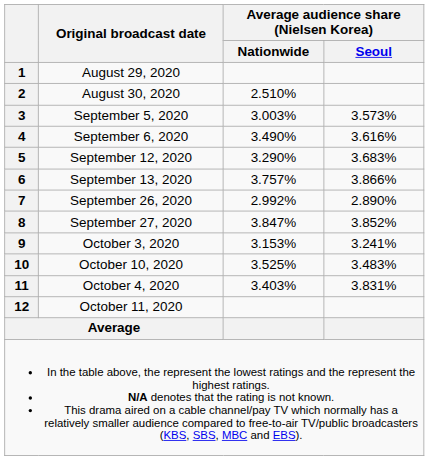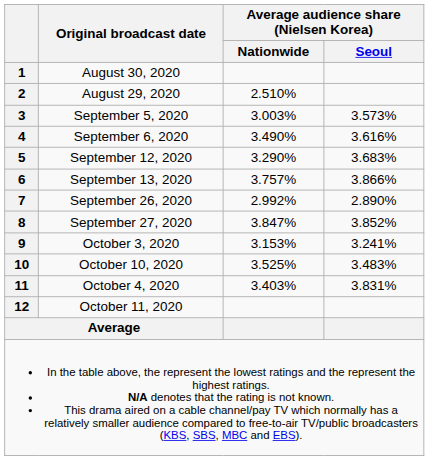(131, 72) August 29, 2020 -> (131, 72) August 30, 2020
(131, 94) August 30, 2020 -> (131, 94) August 29, 2020
